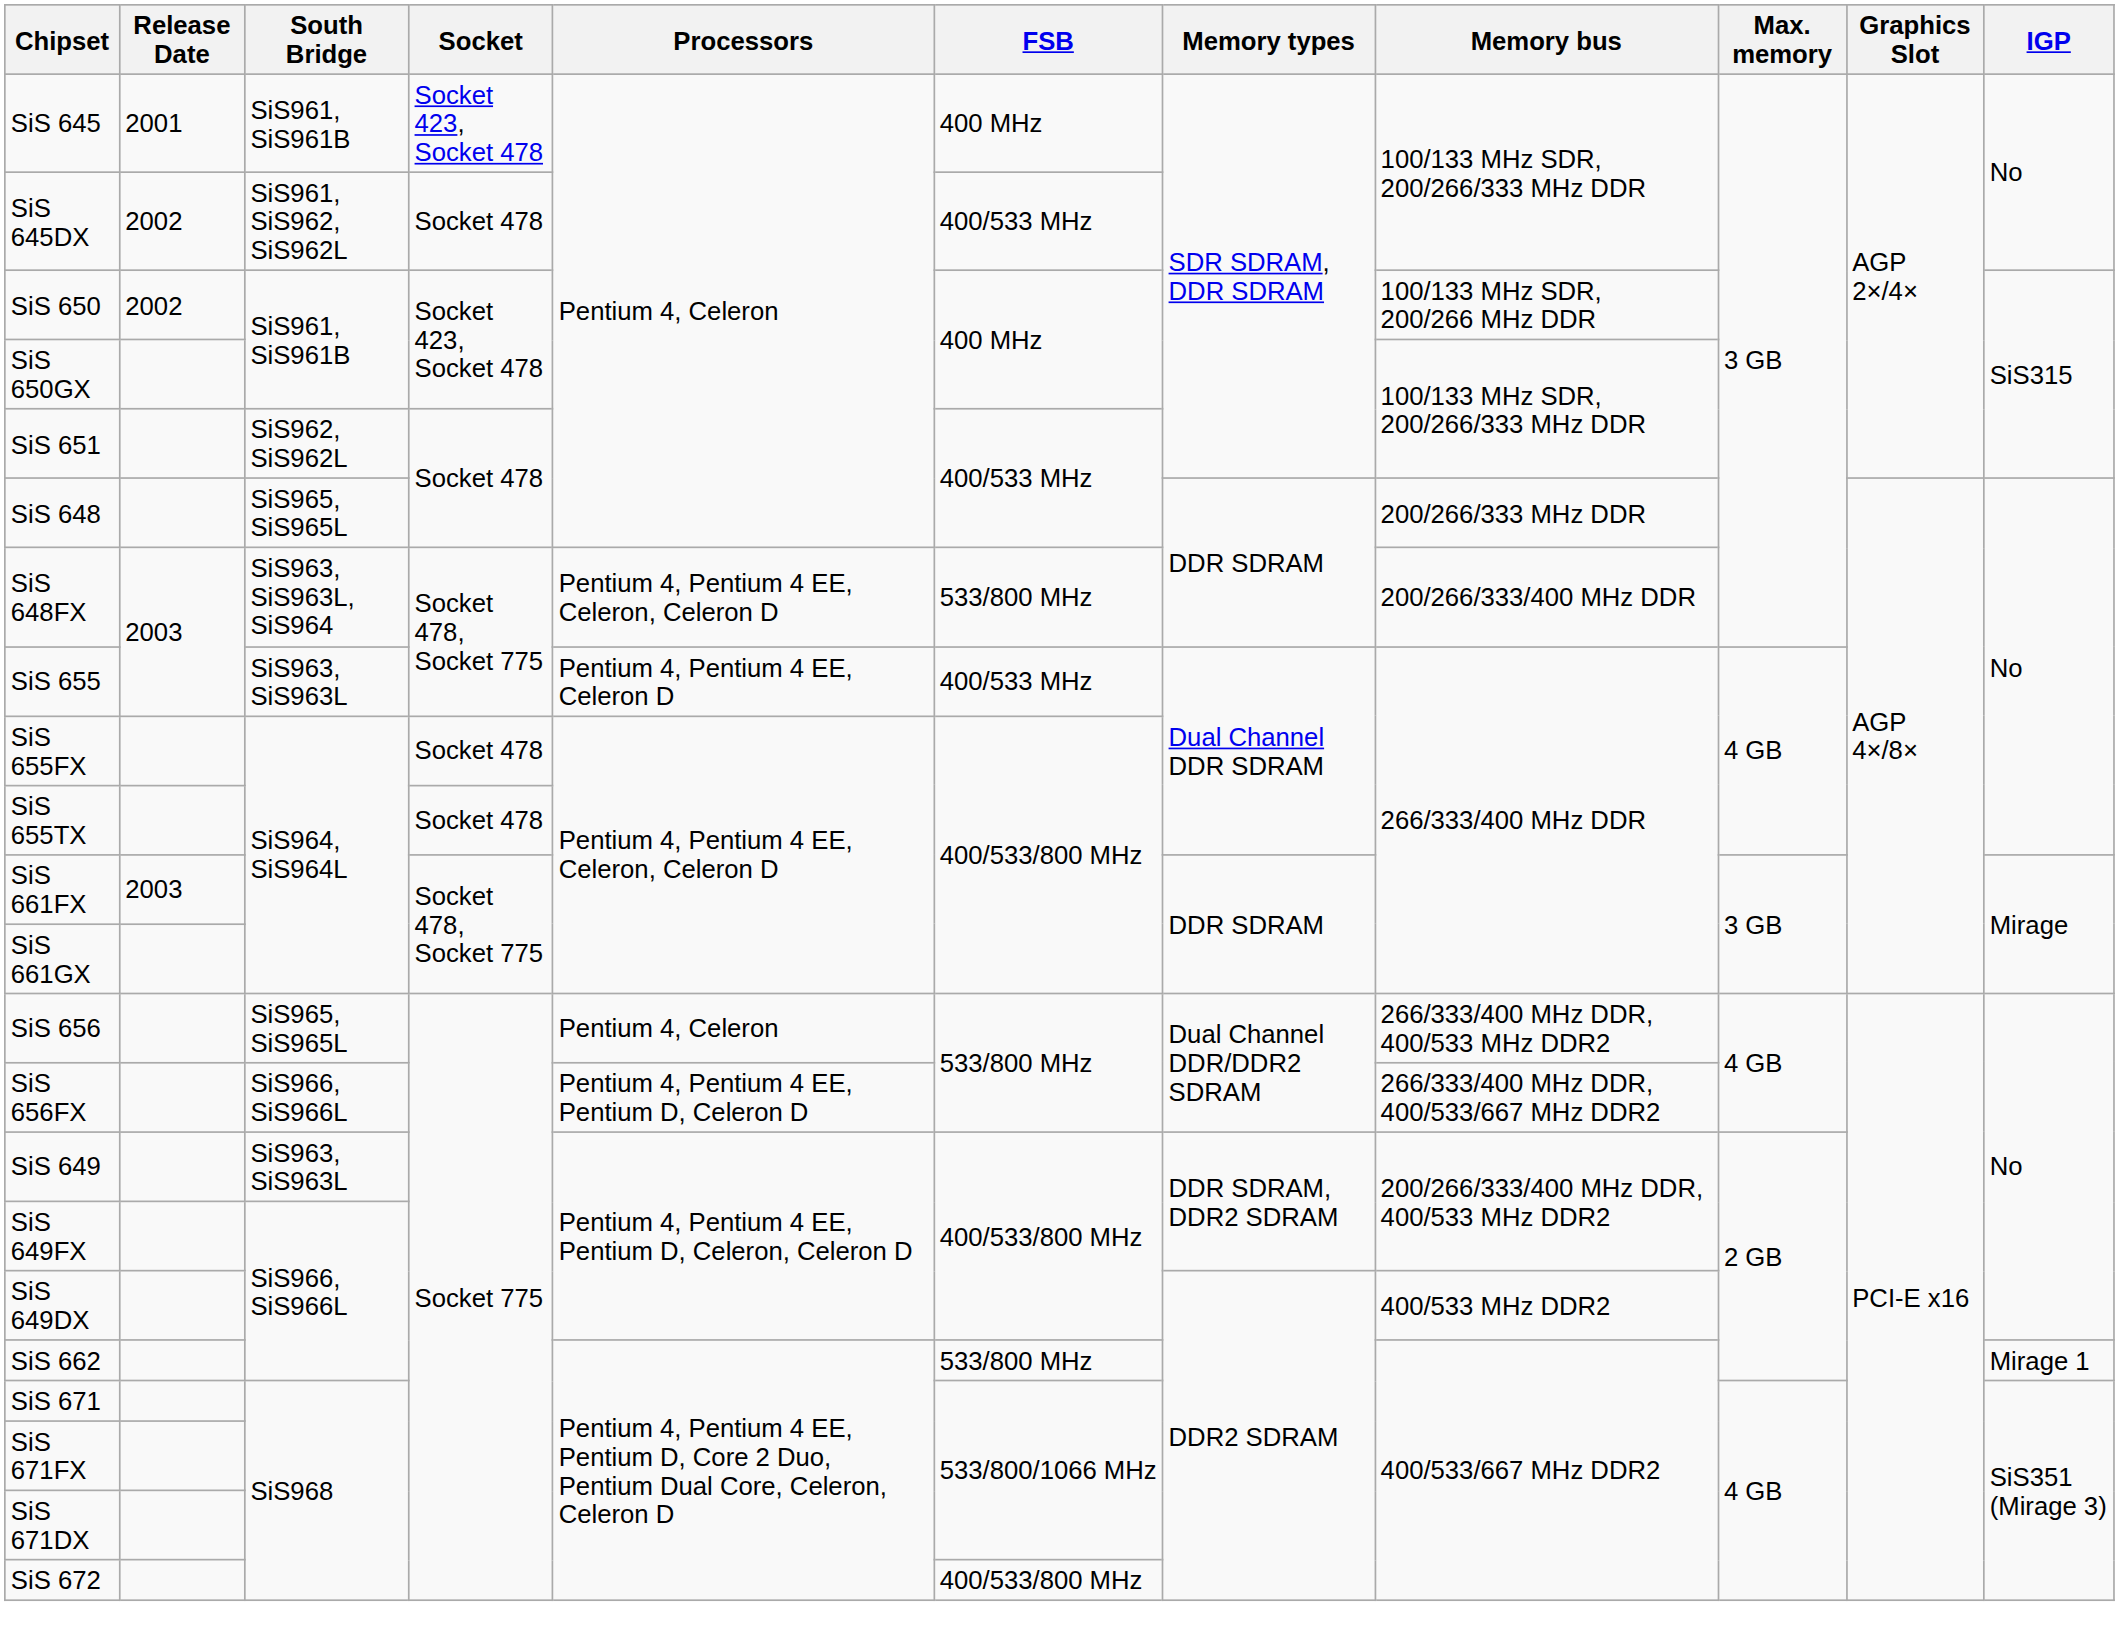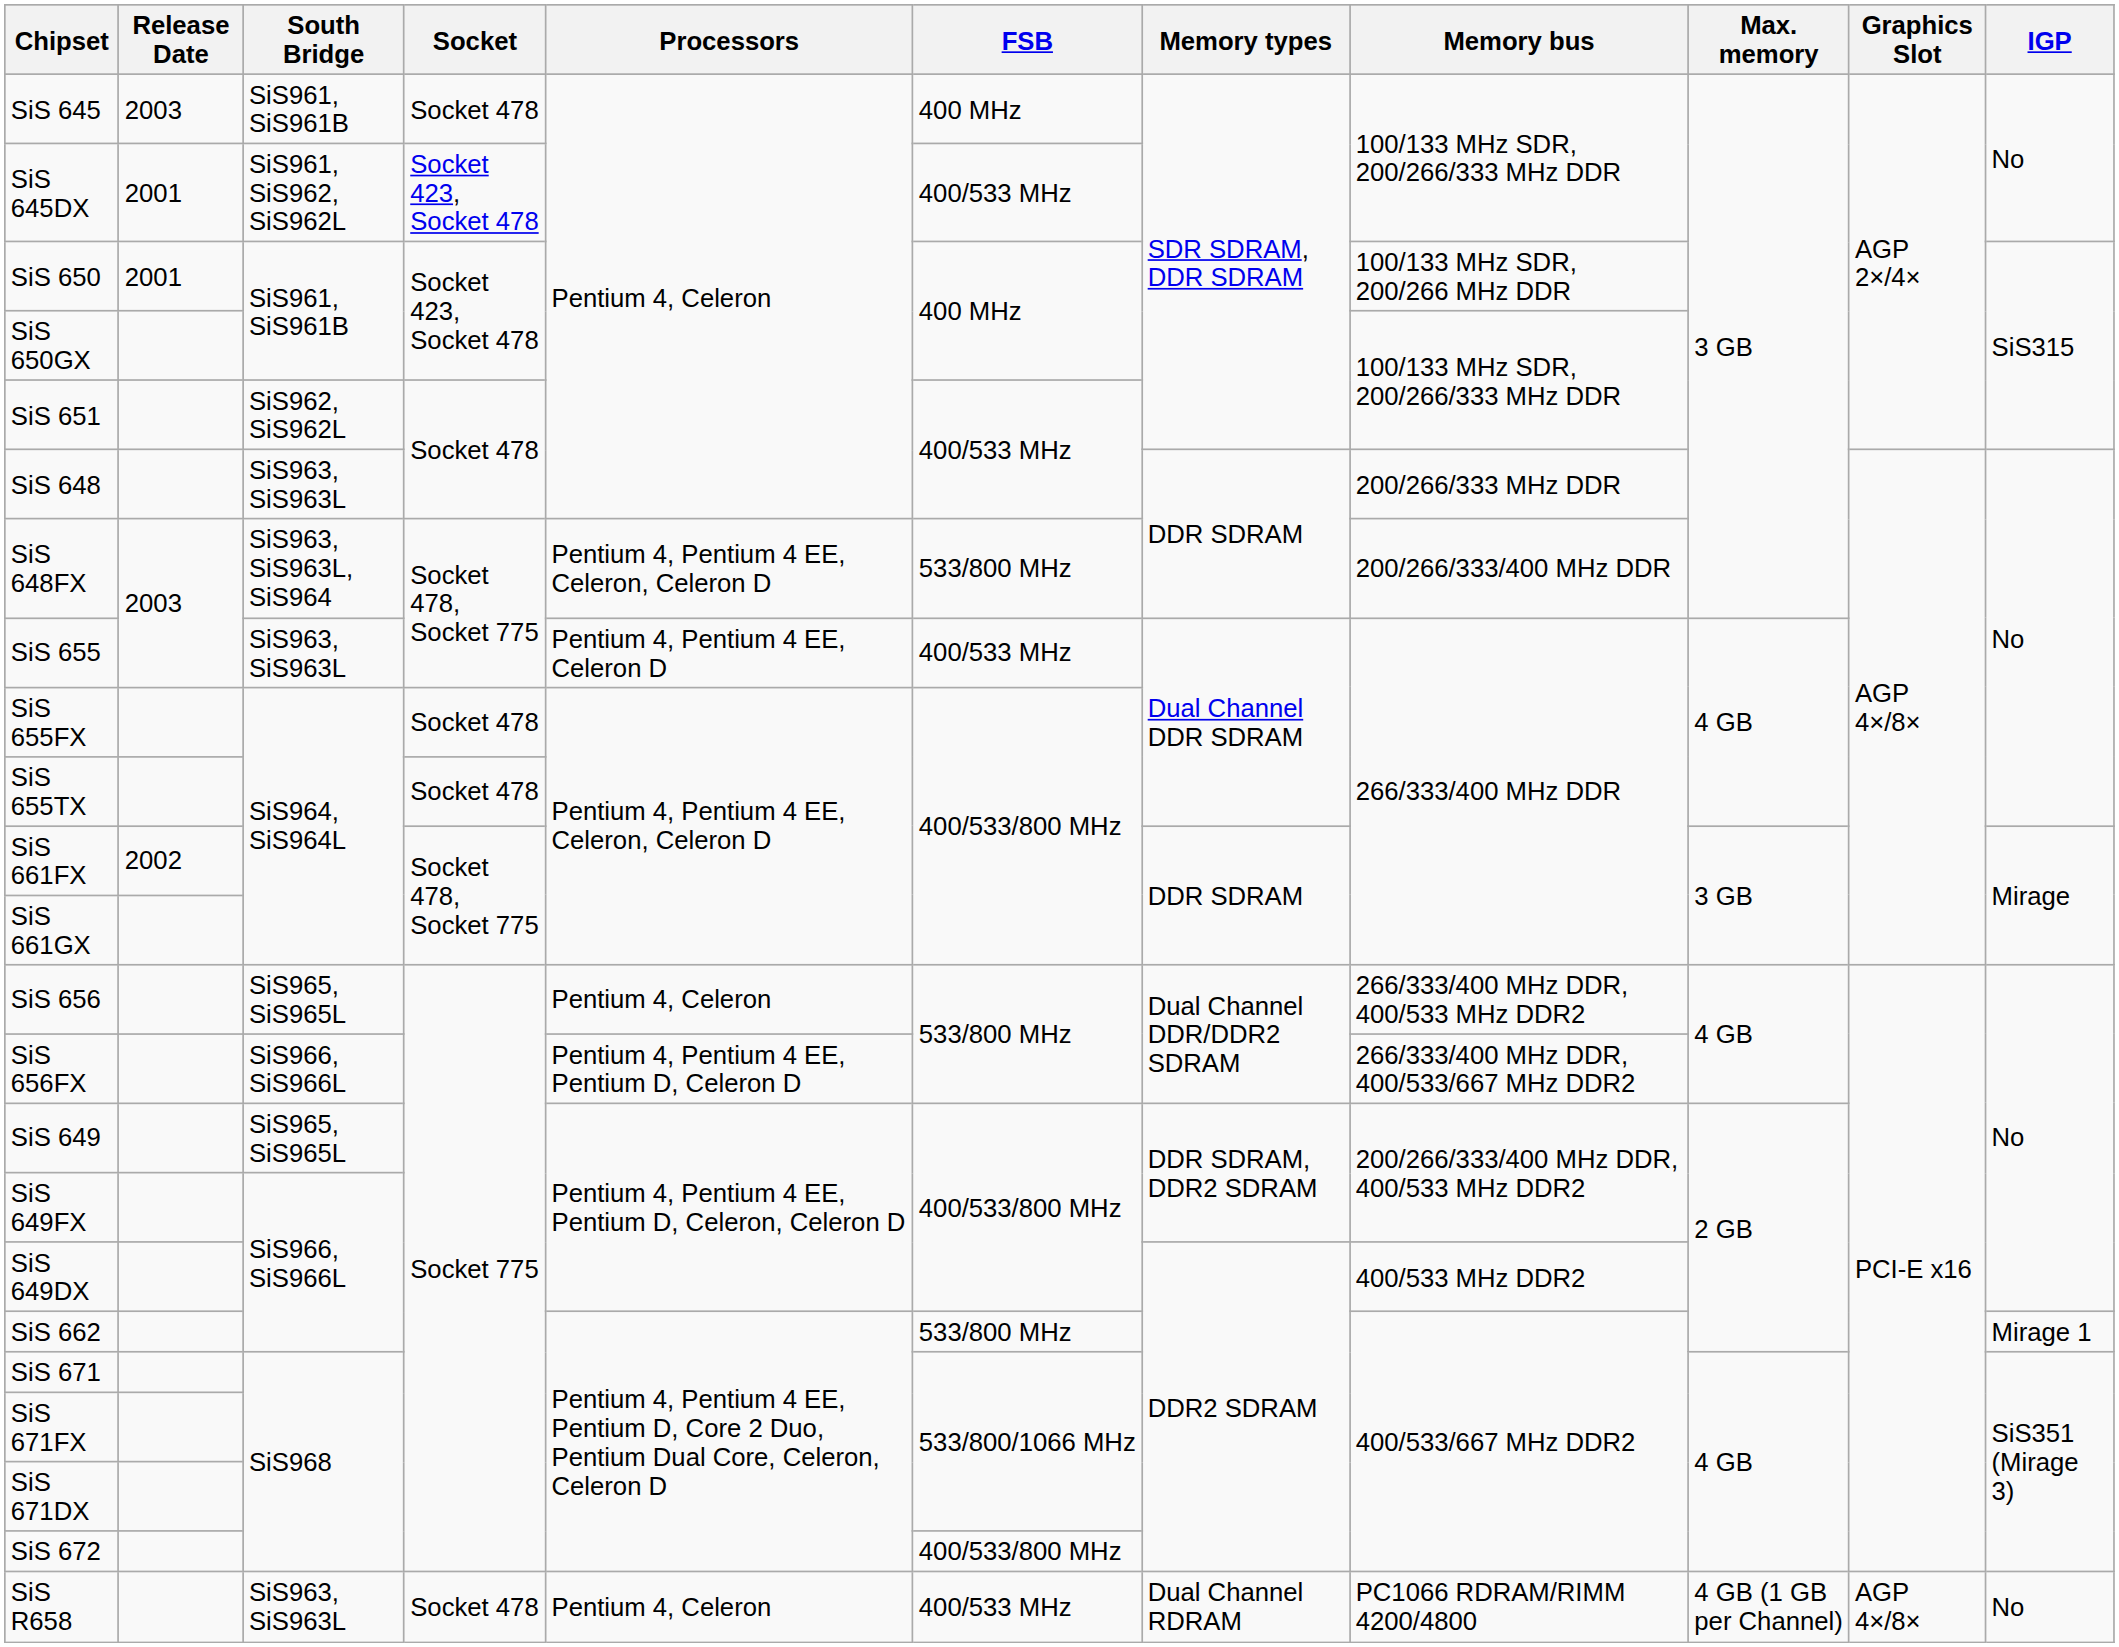(154, 123) 2001 -> (153, 109) 2003
(479, 123) Socket 423, Socket 478 -> (474, 109) Socket 478
(154, 222) 2002 -> (153, 193) 2001
(479, 222) Socket 478 -> (474, 193) Socket 423, Socket 478
(154, 305) 2002 -> (153, 277) 2001
(299, 514) SiS965, SiS965L -> (297, 485) SiS963, SiS963L
(154, 889) 2003 -> (153, 861) 2002
(299, 1167) SiS963, SiS963L -> (297, 1138) SiS965, SiS965L
+ row: (41, 1607)
